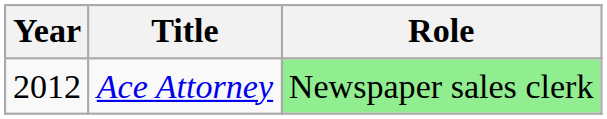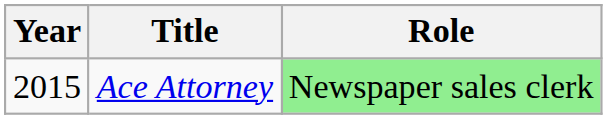(47, 85) 2012 -> (47, 85) 2015
